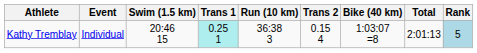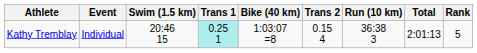columns swapped: (373, 13) <-> (269, 13)
(458, 34) lightblue background -> (458, 34) no background
